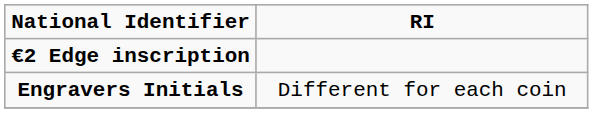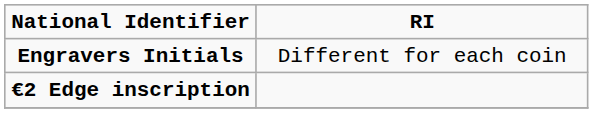rows swapped: (131, 90) <-> (131, 56)
